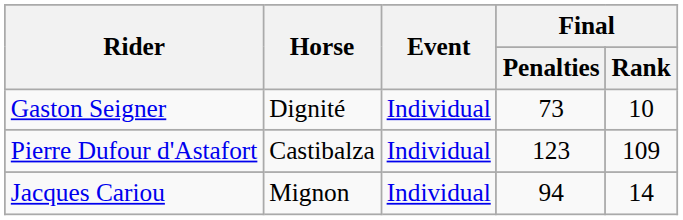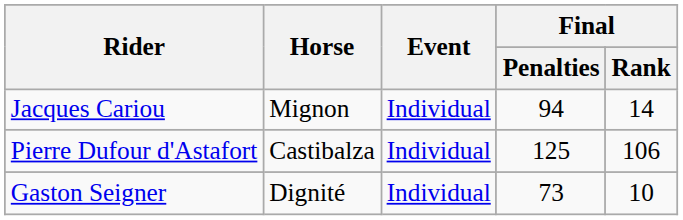rows swapped: (88, 192) <-> (89, 109)
(551, 151) 123 -> (551, 151) 125
(641, 151) 109 -> (641, 151) 106
